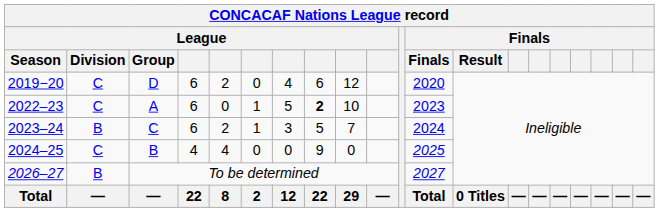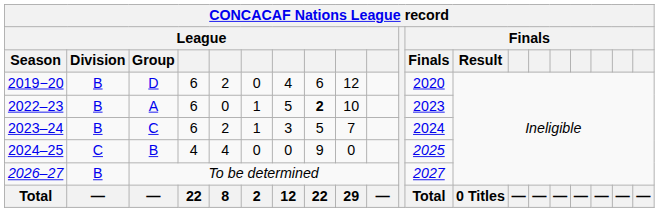(98, 83) C -> (98, 83) B
(98, 106) C -> (98, 106) B
